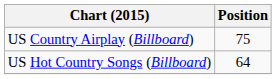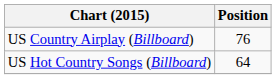(243, 39) 75 -> (243, 39) 76
